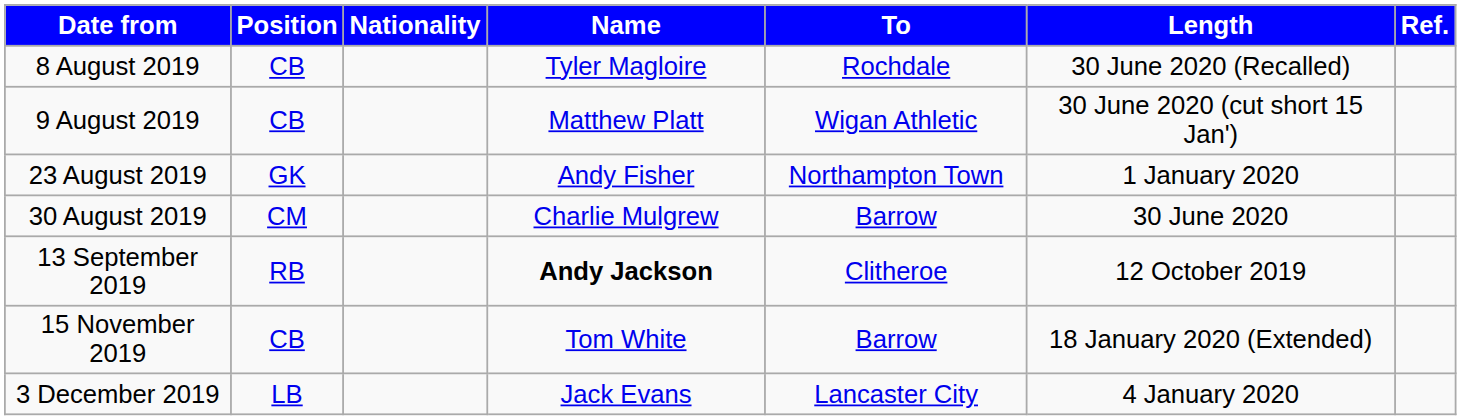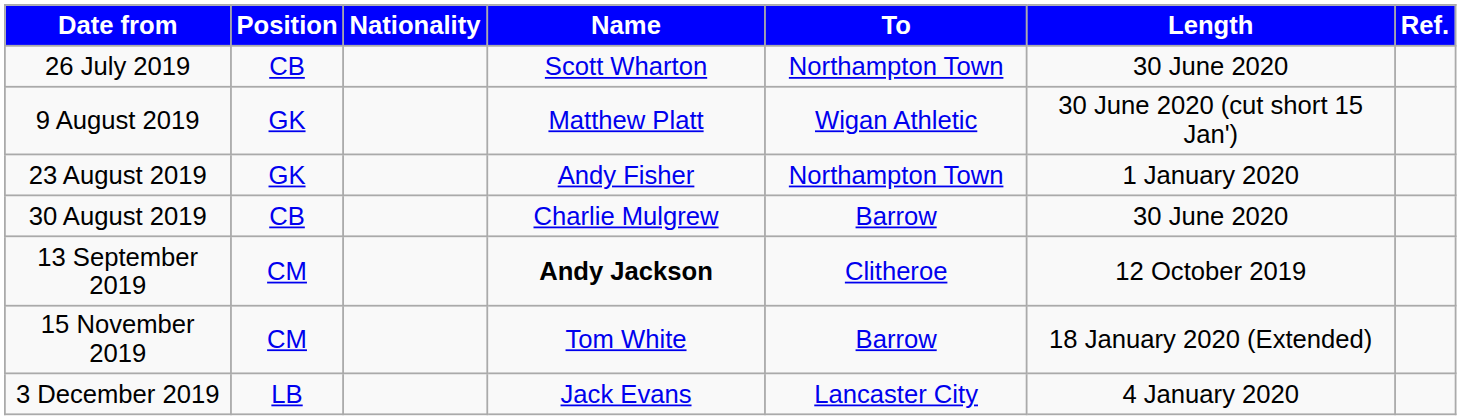+ row: (118, 66)
- row: (118, 66)
(287, 121) CB -> (287, 121) GK
(287, 216) CM -> (287, 216) CB
(287, 271) RB -> (287, 271) CM
(287, 340) CB -> (287, 340) CM
